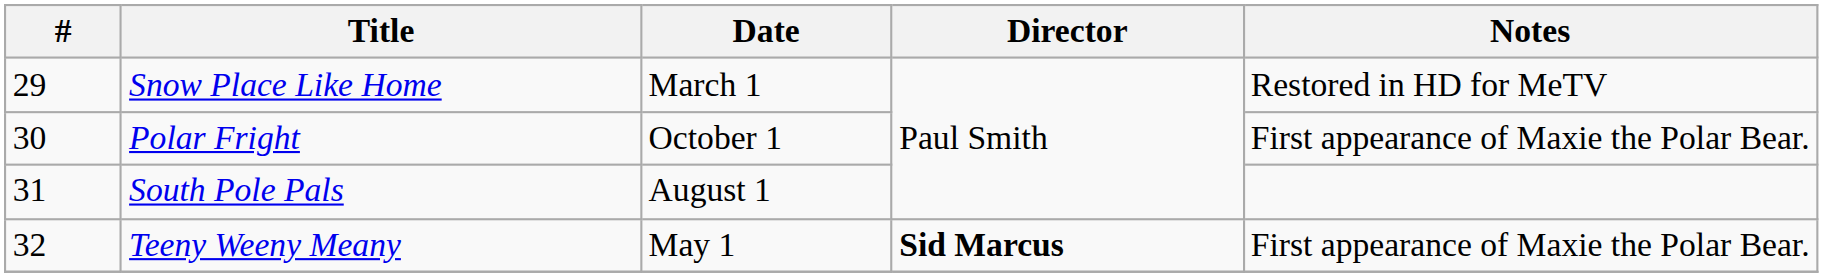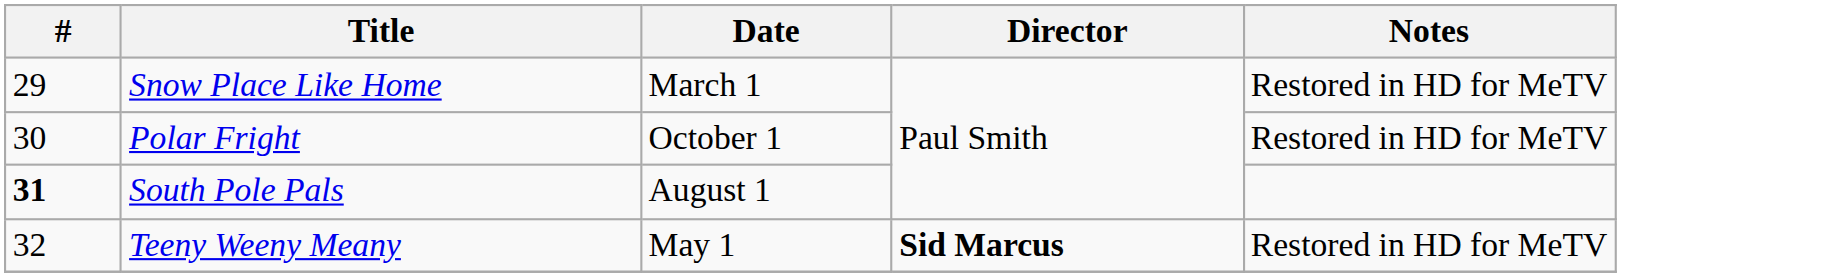(1530, 137) First appearance of Maxie the Polar Bear. -> (1429, 137) Restored in HD for MeTV
(30, 191) normal -> (30, 191) bold
(1530, 244) First appearance of Maxie the Polar Bear. -> (1429, 244) Restored in HD for MeTV
